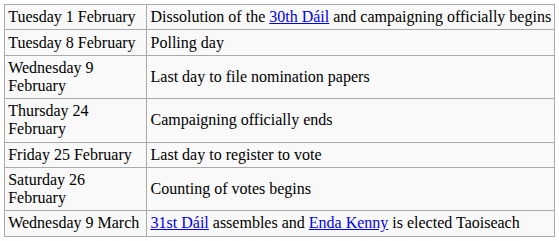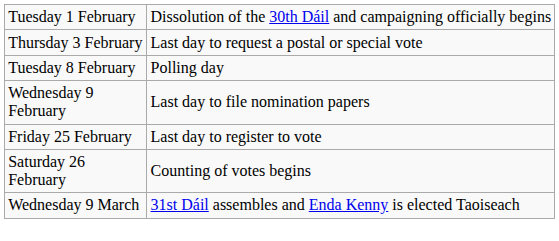+ row: (75, 42)
- row: (48, 120)
